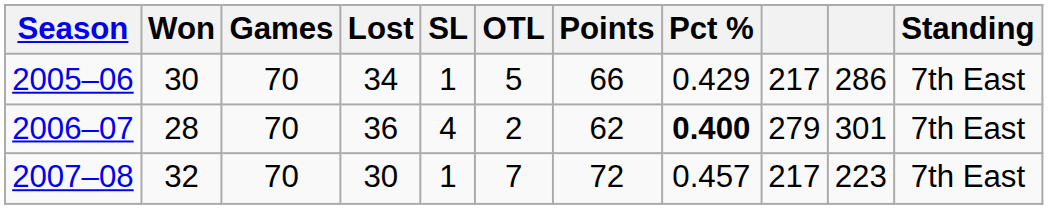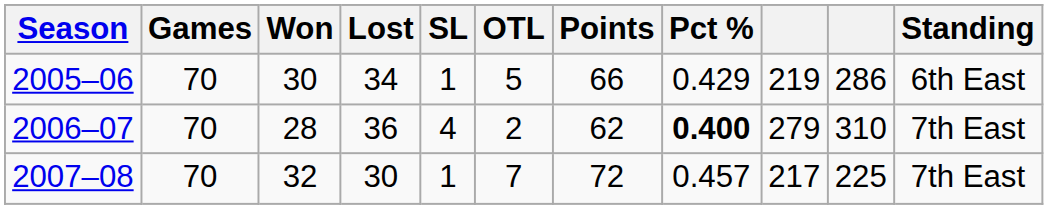columns swapped: (281, 29) <-> (182, 29)
(794, 78) 217 -> (794, 78) 219
(968, 78) 7th East -> (968, 78) 6th East
(861, 128) 301 -> (861, 128) 310
(861, 177) 223 -> (861, 177) 225
